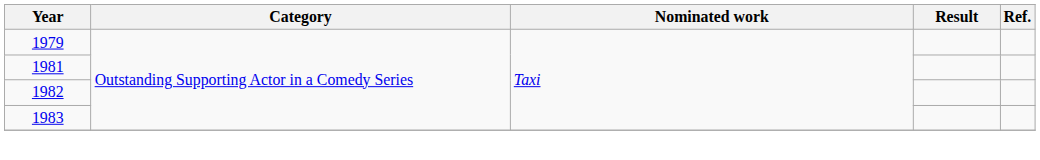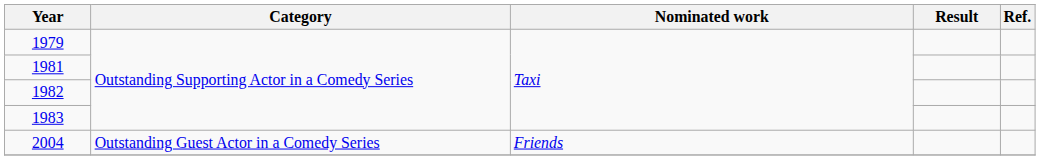+ row: (48, 142)
